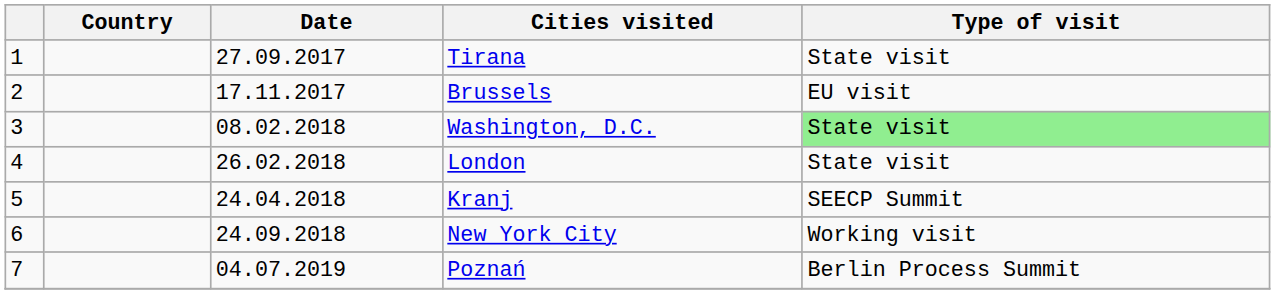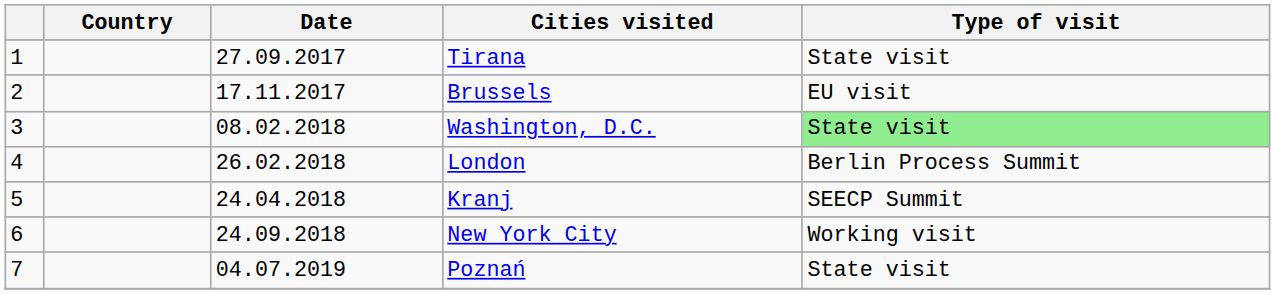(879, 164) State visit -> (944, 164) Berlin Process Summit
(944, 270) Berlin Process Summit -> (879, 270) State visit
